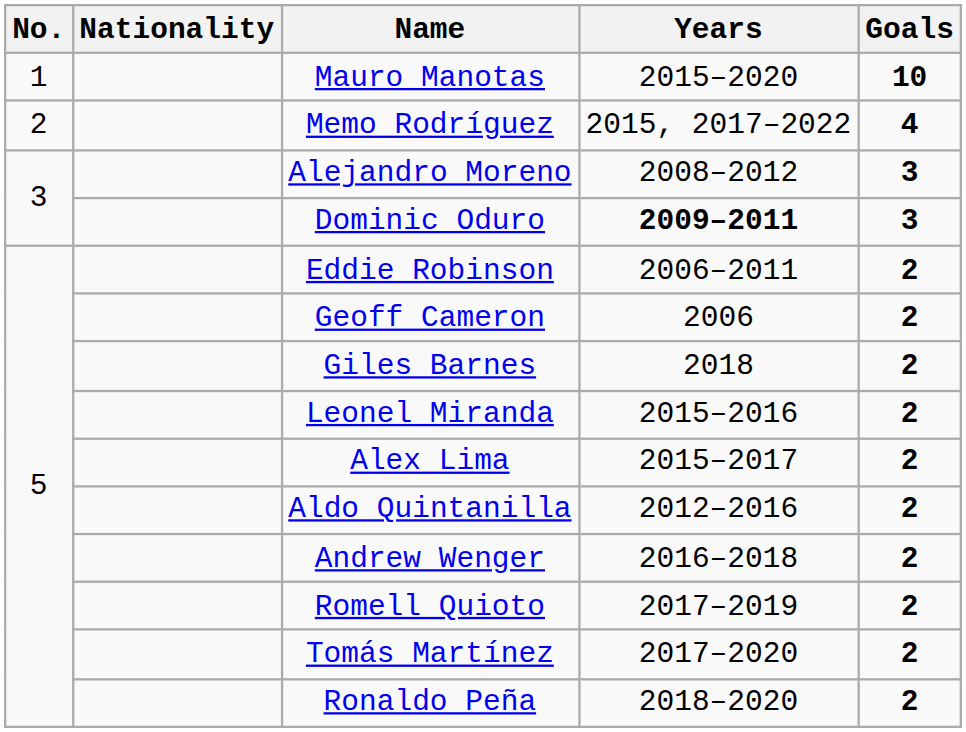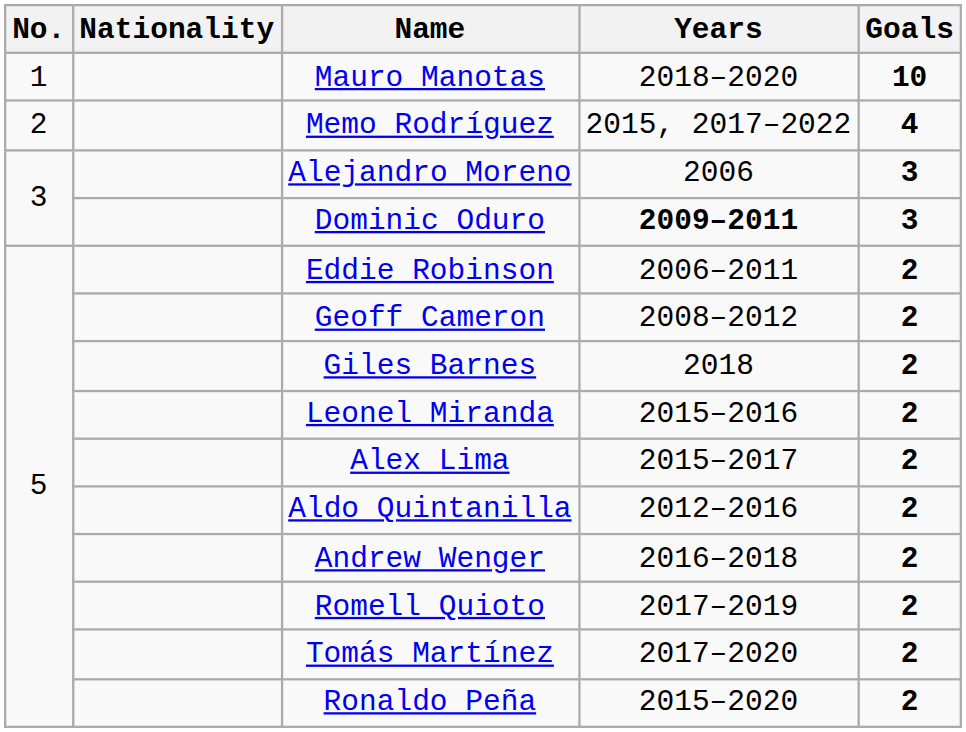(718, 77) 2015–2020 -> (718, 77) 2018–2020
(718, 173) 2008–2012 -> (718, 173) 2006
(718, 318) 2006 -> (718, 318) 2008–2012
(718, 703) 2018–2020 -> (718, 703) 2015–2020
